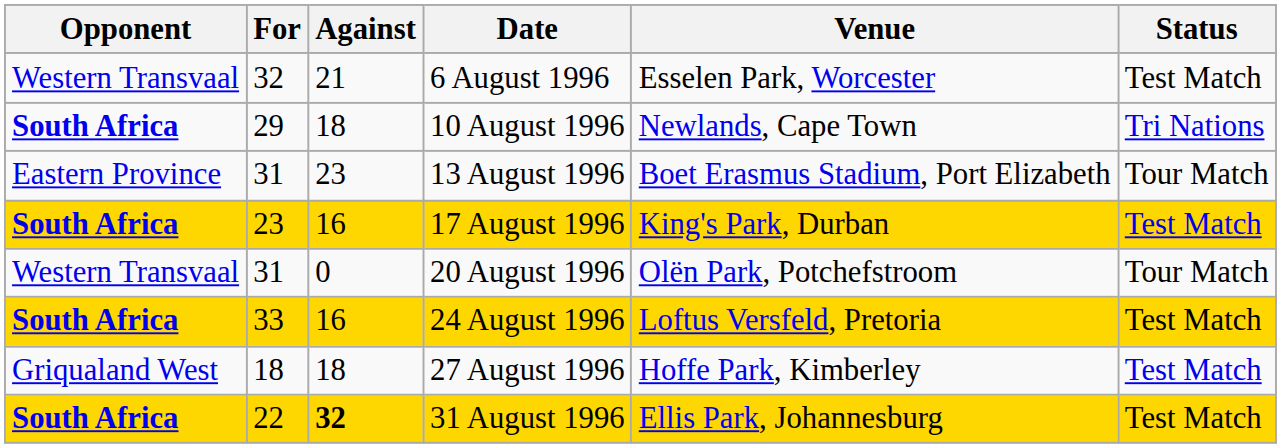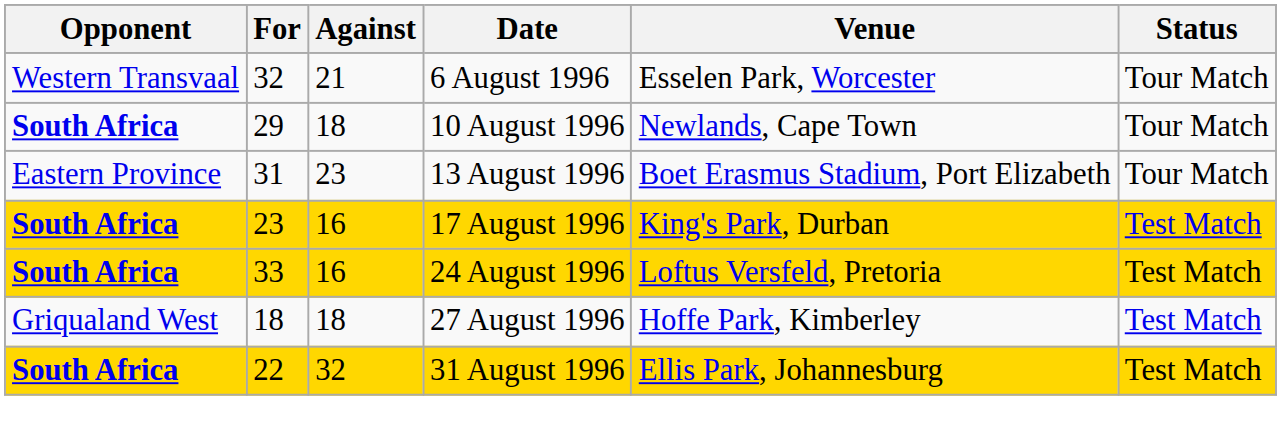(1193, 77) Test Match -> (1197, 77) Tour Match
(1195, 126) Tri Nations -> (1197, 126) Tour Match
- row: (527, 272)
(331, 418) bold -> (331, 369) normal
